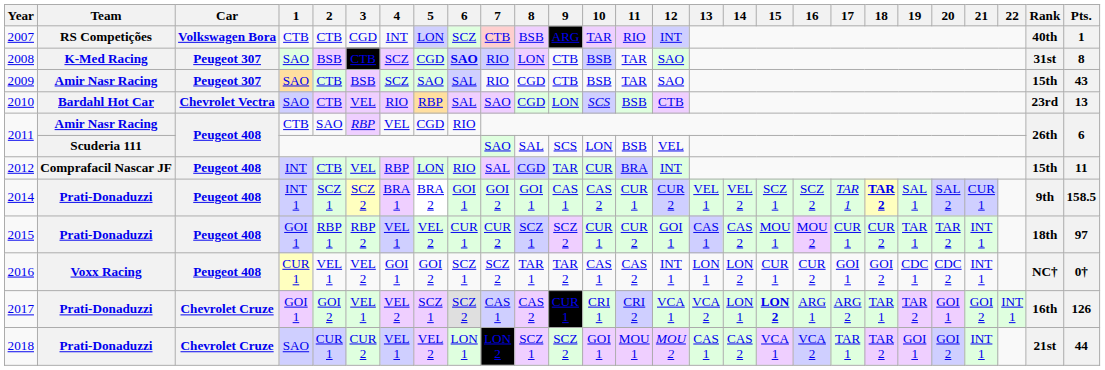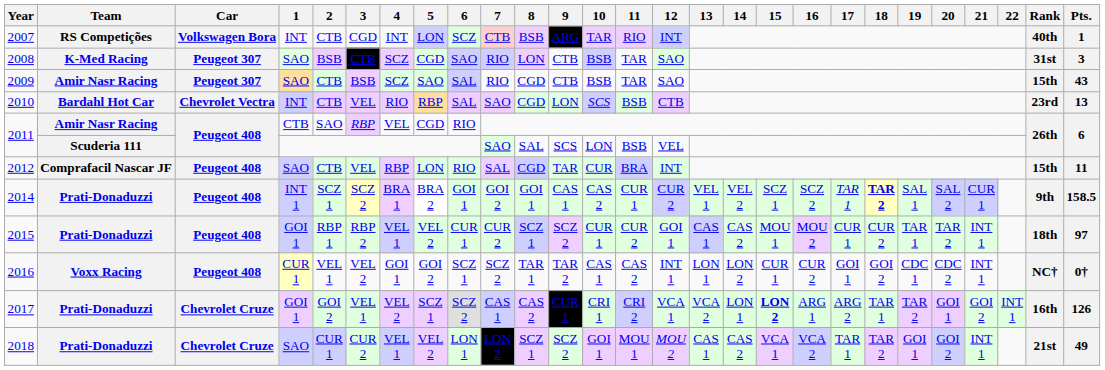(296, 36) CTB -> (296, 36) INT
(464, 58) bold -> (464, 58) normal
(1081, 58) 8 -> (1081, 58) 3
(296, 102) SAO -> (296, 102) INT
(296, 167) INT -> (296, 167) SAO
(1081, 345) 44 -> (1081, 345) 49
